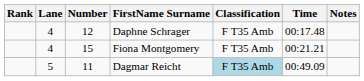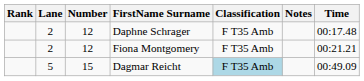columns swapped: (305, 13) <-> (343, 13)
(50, 31) 4 -> (50, 31) 2
(50, 48) 4 -> (50, 48) 2
(88, 48) 15 -> (88, 48) 12
(88, 66) 11 -> (88, 66) 15
